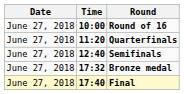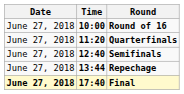+ row: (133, 68)
- row: (141, 68)
(40, 82) normal -> (40, 82) bold
